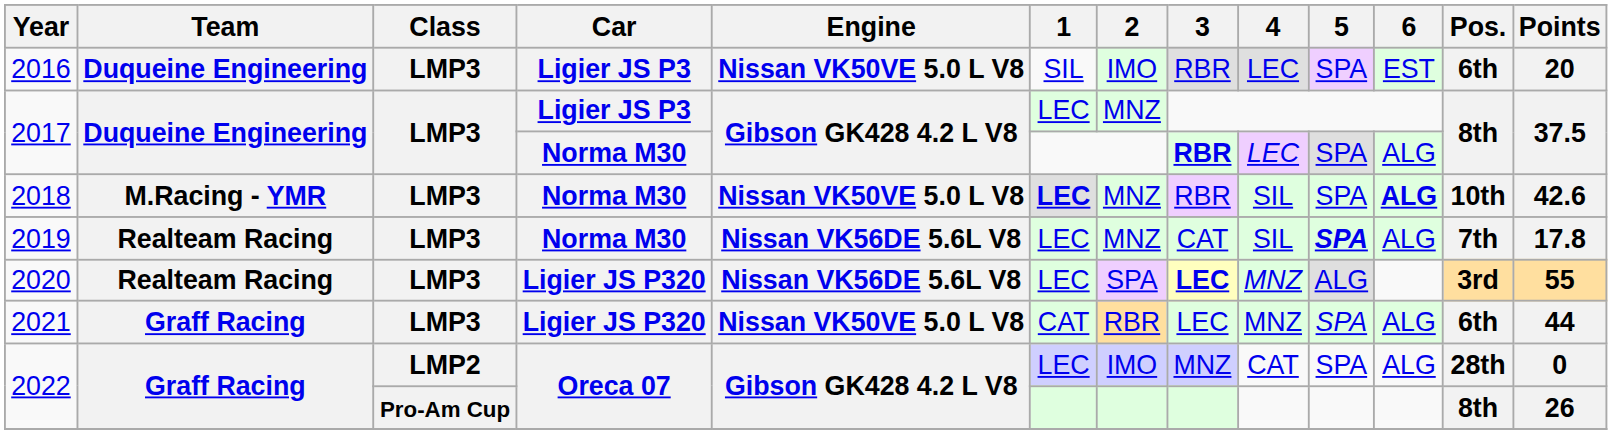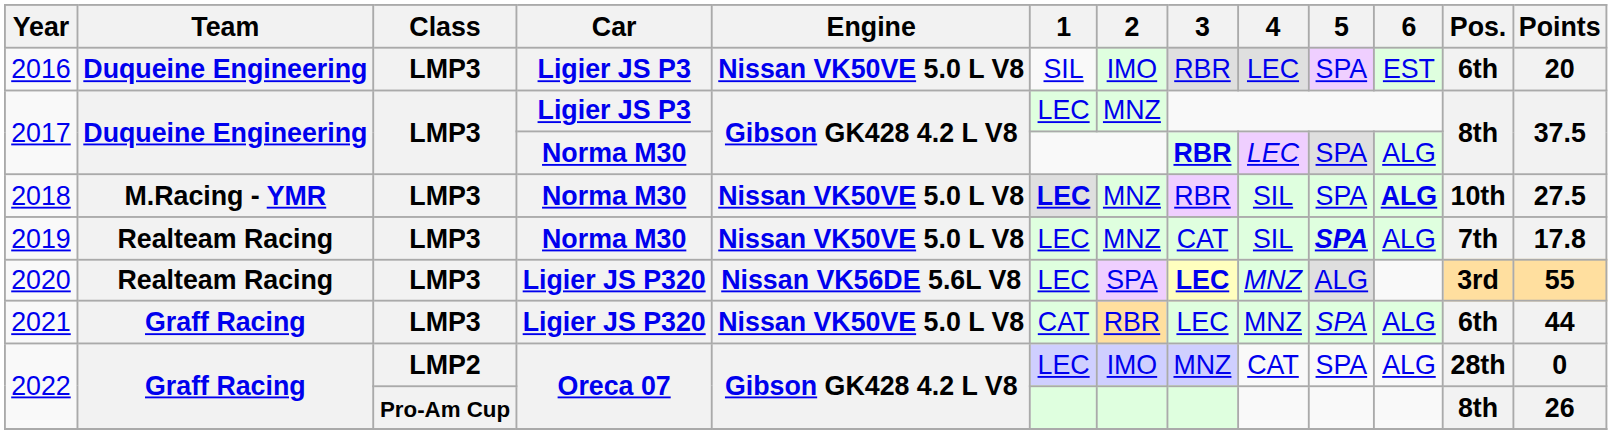(1560, 196) 42.6 -> (1560, 196) 27.5
(871, 238) Nissan VK56DE 5.6L V8 -> (871, 238) Nissan VK50VE 5.0 L V8
